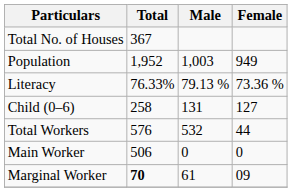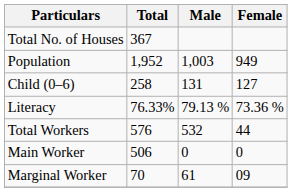rows swapped: (41, 107) <-> (32, 84)
(137, 175) bold -> (137, 175) normal
